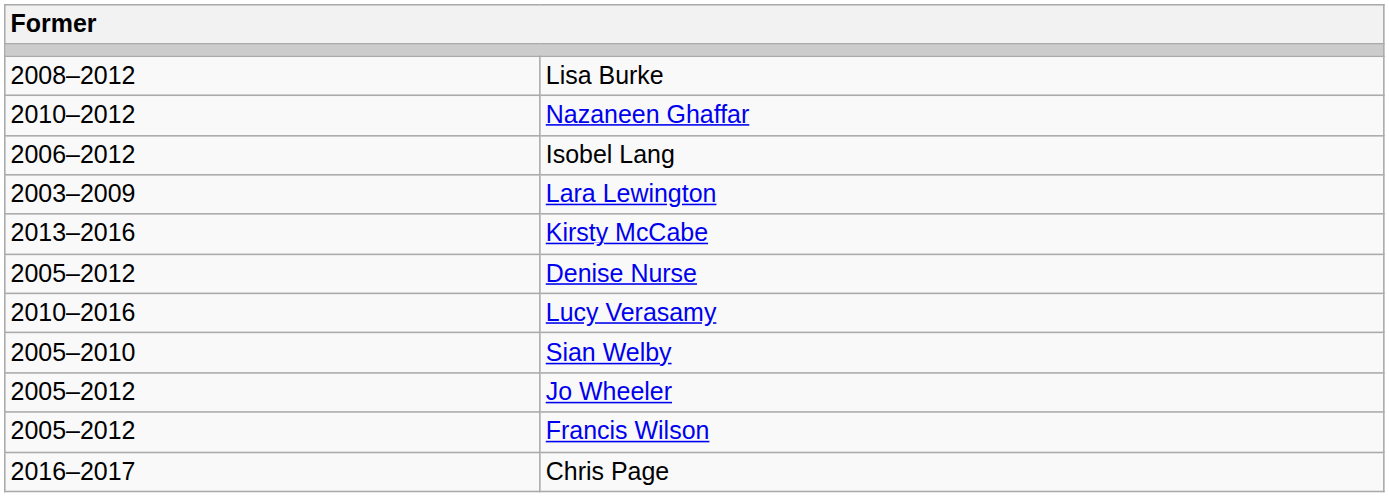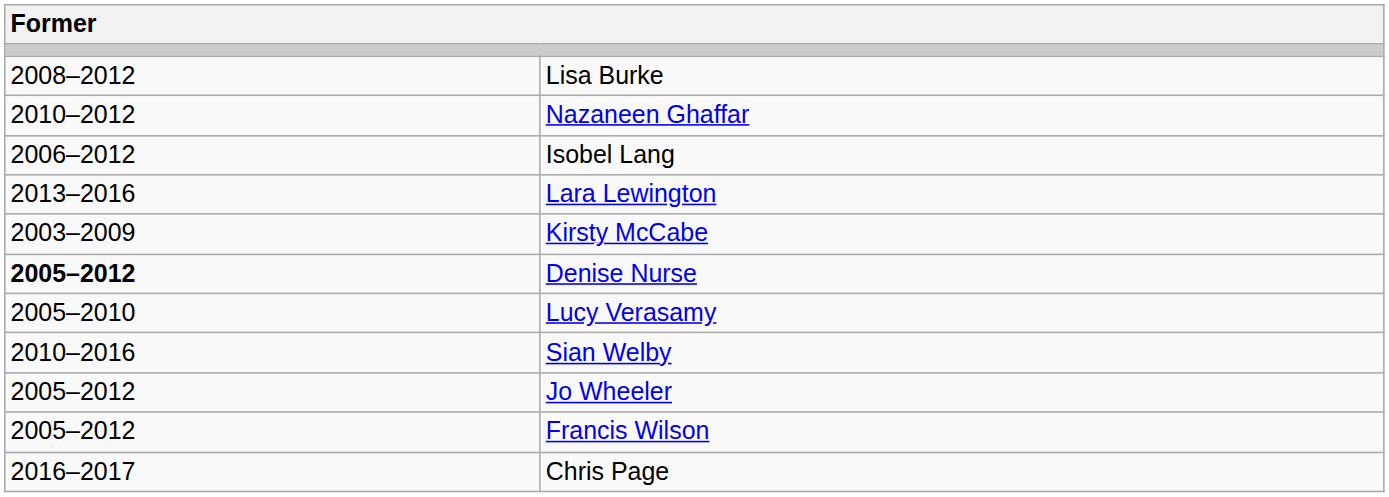(73, 194) 2003–2009 -> (73, 194) 2013–2016
(73, 233) 2013–2016 -> (73, 233) 2003–2009
(73, 273) normal -> (73, 273) bold
(73, 312) 2010–2016 -> (73, 312) 2005–2010
(73, 352) 2005–2010 -> (73, 352) 2010–2016
